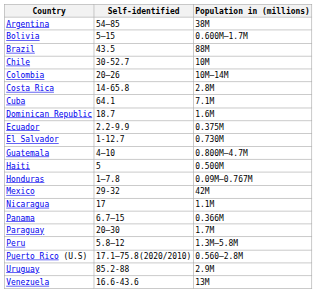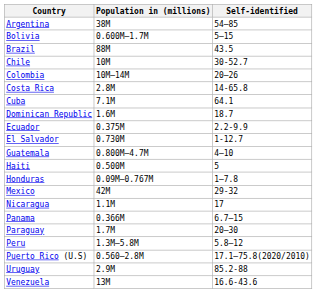columns swapped: (144, 11) <-> (252, 11)
